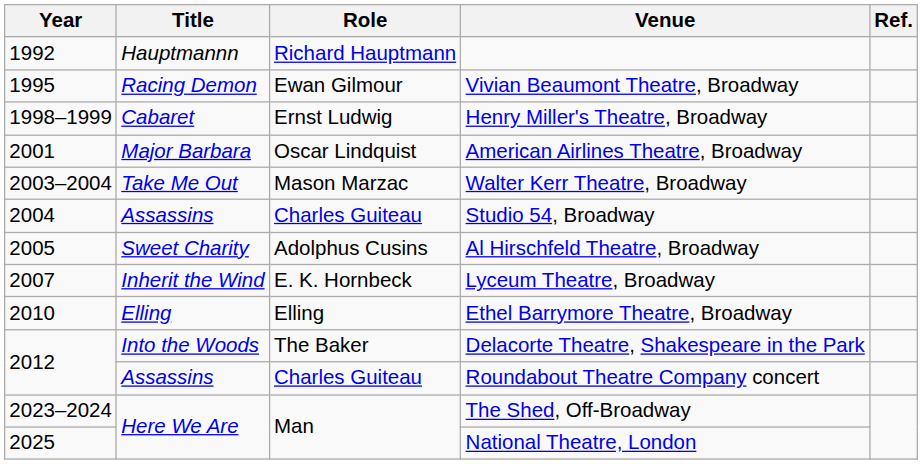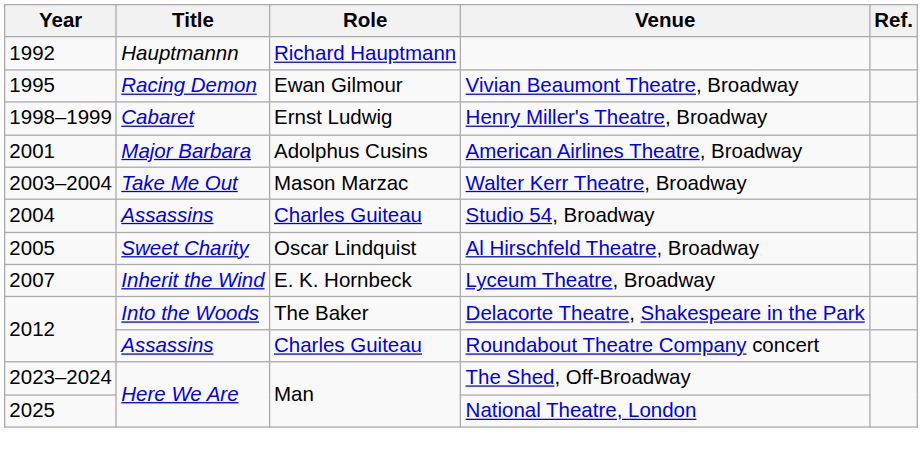(345, 150) Oscar Lindquist -> (351, 150) Adolphus Cusins
(351, 248) Adolphus Cusins -> (345, 248) Oscar Lindquist
- row: (629, 313)
